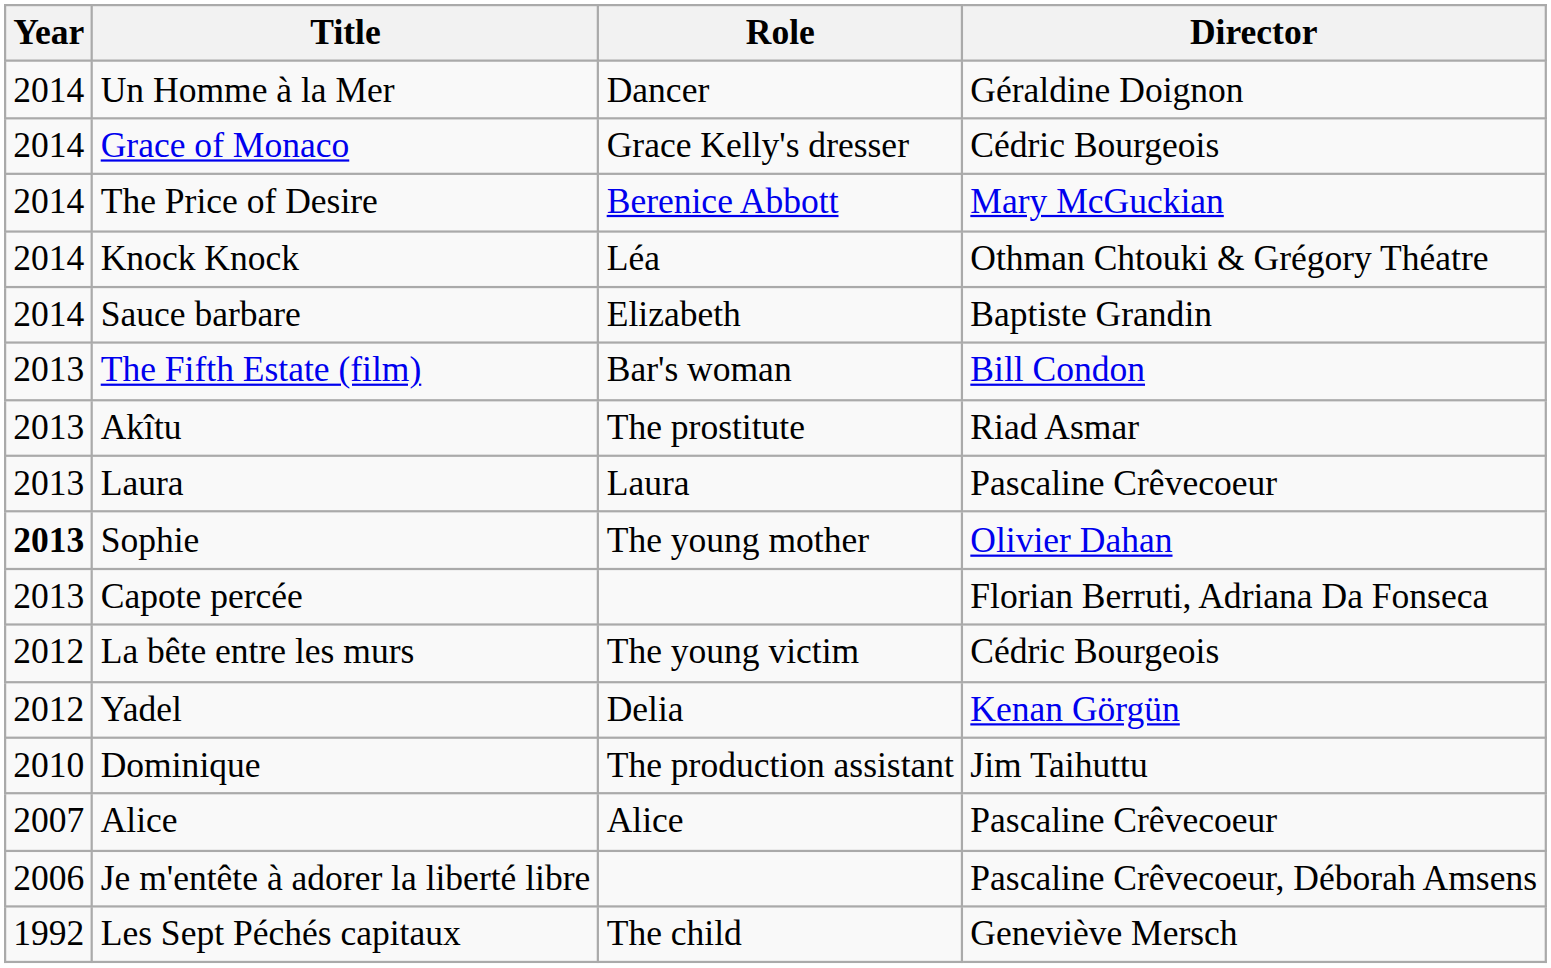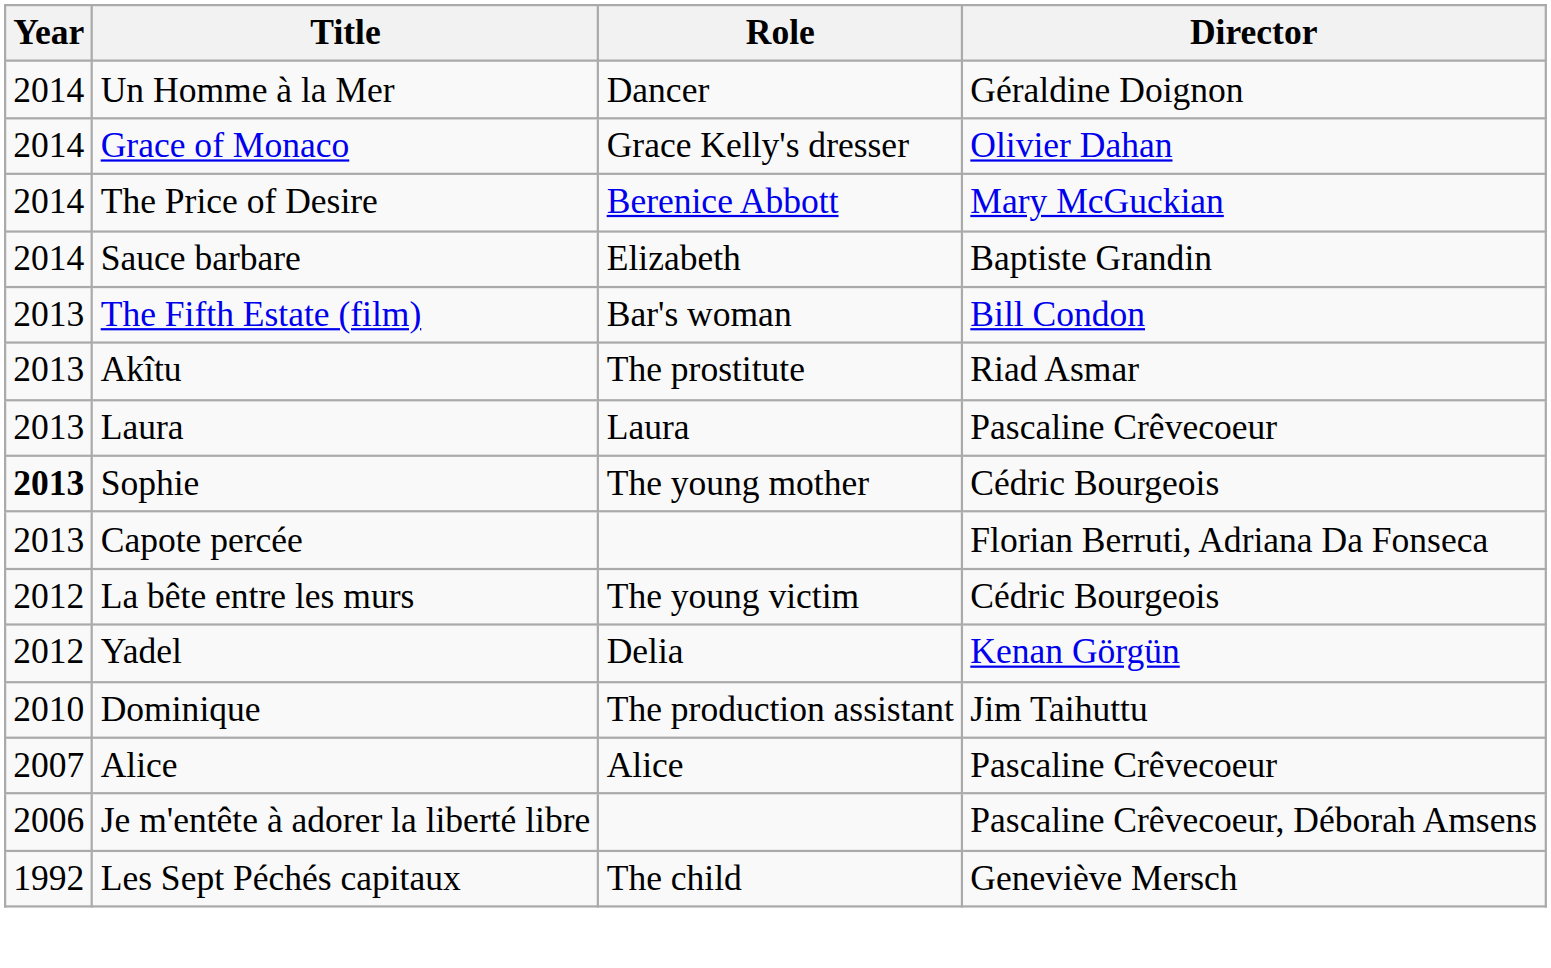(1095, 145) Cédric Bourgeois -> (1071, 145) Olivier Dahan
- row: (200, 257)
(1071, 539) Olivier Dahan -> (1095, 483) Cédric Bourgeois
